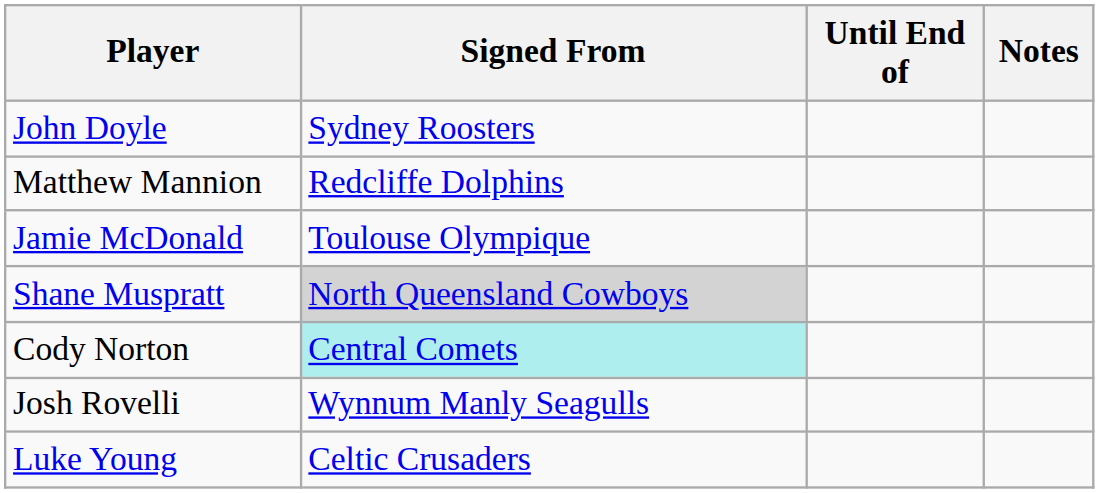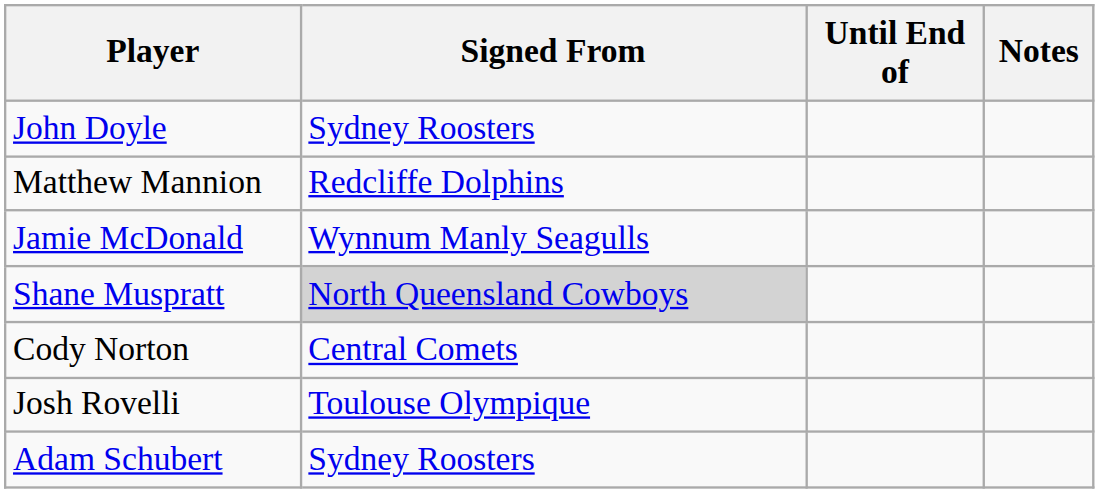(449, 238) Toulouse Olympique -> (479, 238) Wynnum Manly Seagulls
(413, 348) paleturquoise background -> (413, 348) no background
(479, 404) Wynnum Manly Seagulls -> (449, 404) Toulouse Olympique
+ row: (118, 459)
- row: (95, 459)
